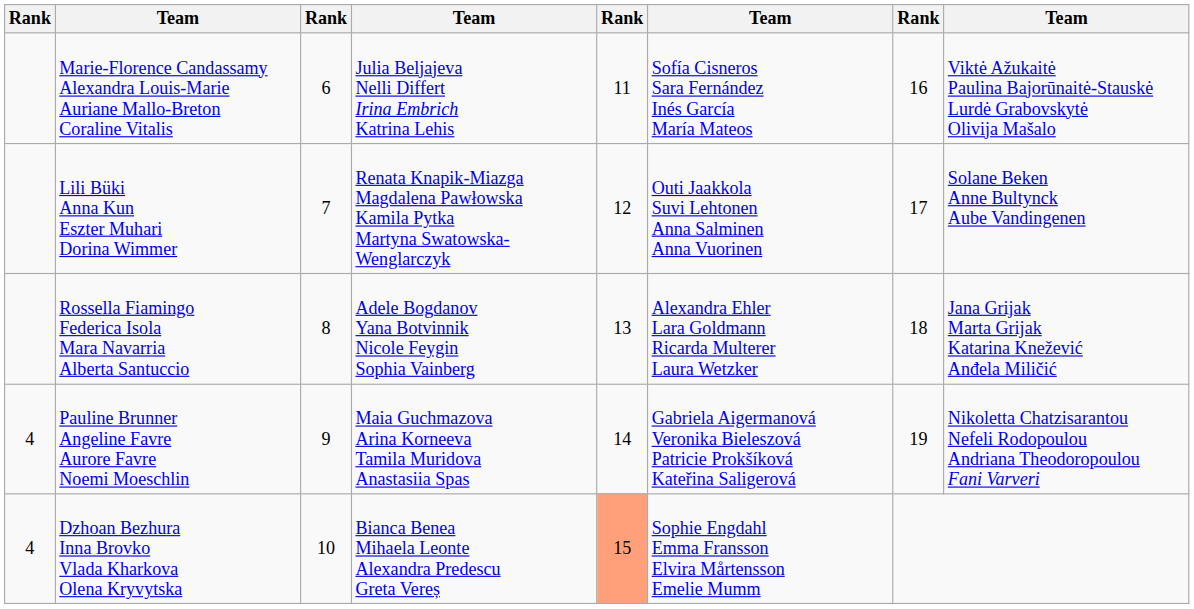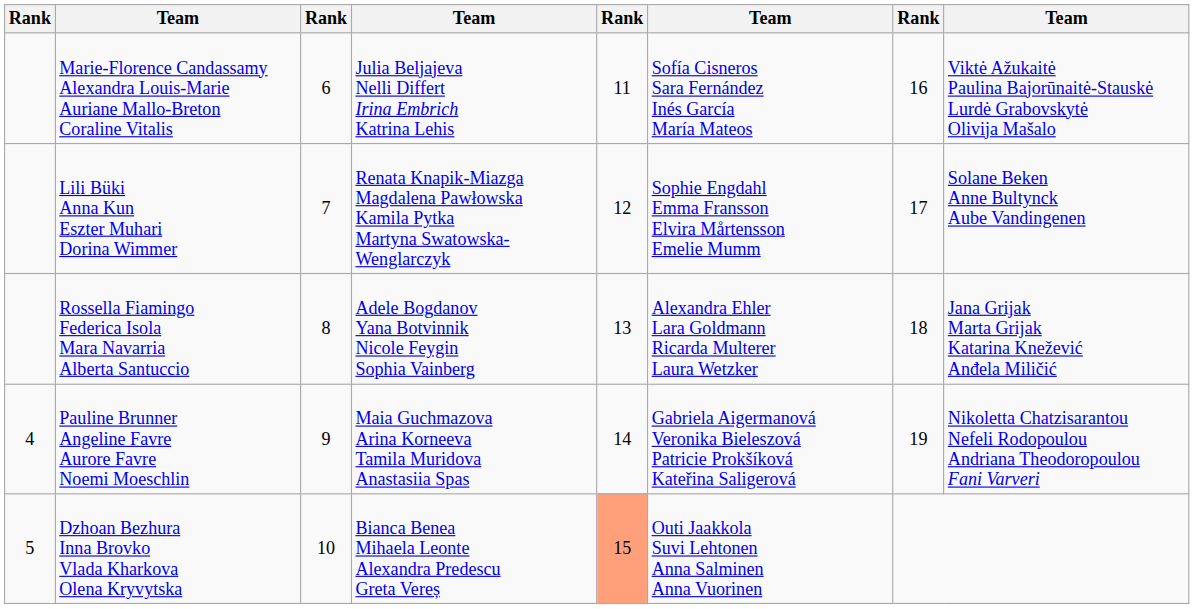(708, 218) Outi Jaakkola Suvi Lehtonen Anna Salminen Anna Vuorinen -> (718, 218) Sophie Engdahl Emma Fransson Elvira Mårtensson Emelie Mumm
(30, 548) 4 -> (30, 548) 5
(718, 558) Sophie Engdahl Emma Fransson Elvira Mårtensson Emelie Mumm -> (708, 558) Outi Jaakkola Suvi Lehtonen Anna Salminen Anna Vuorinen
